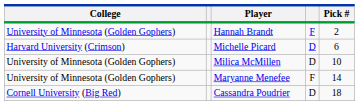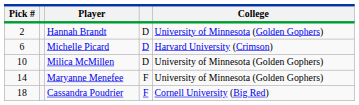columns swapped: (337, 14) <-> (105, 14)
(312, 31) F -> (146, 31) D
(312, 93) D -> (146, 93) F
